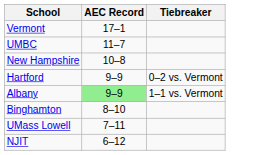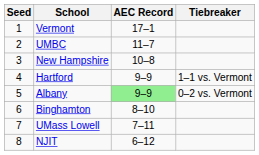+ column: (19, 12)
(186, 77) 0–2 vs. Vermont -> (215, 77) 1–1 vs. Vermont
(186, 93) 1–1 vs. Vermont -> (215, 93) 0–2 vs. Vermont
